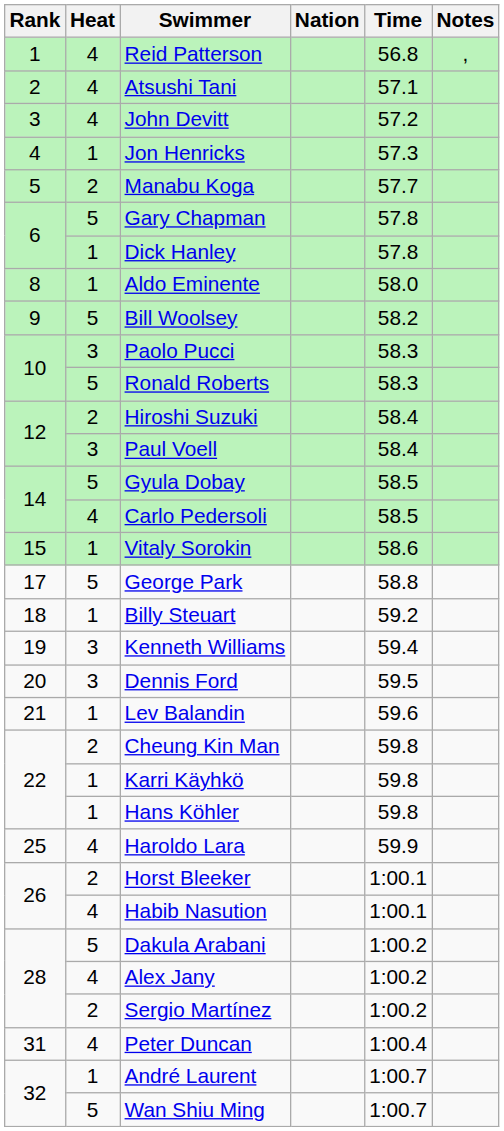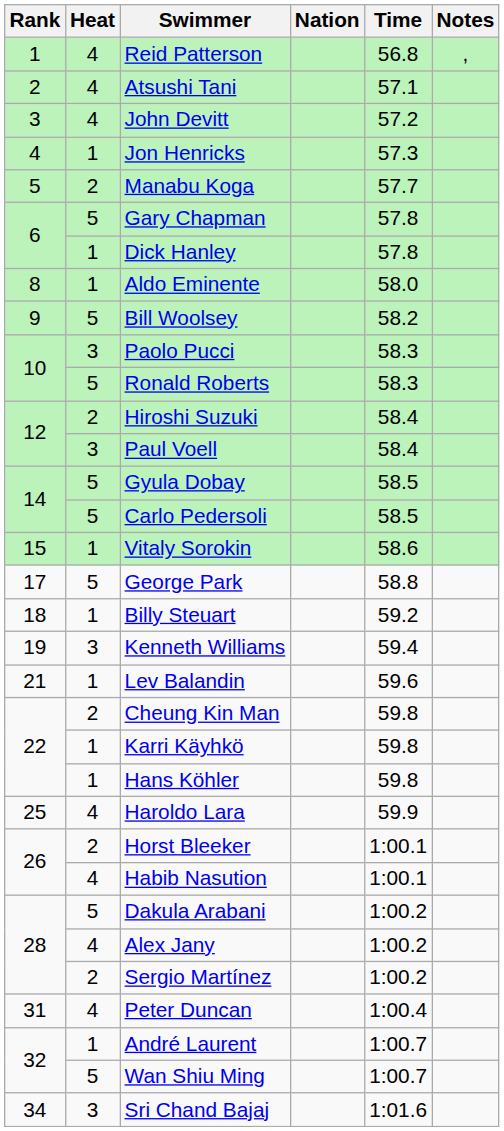(92, 515) 4 -> (92, 515) 5
- row: (181, 680)
+ row: (197, 1109)
